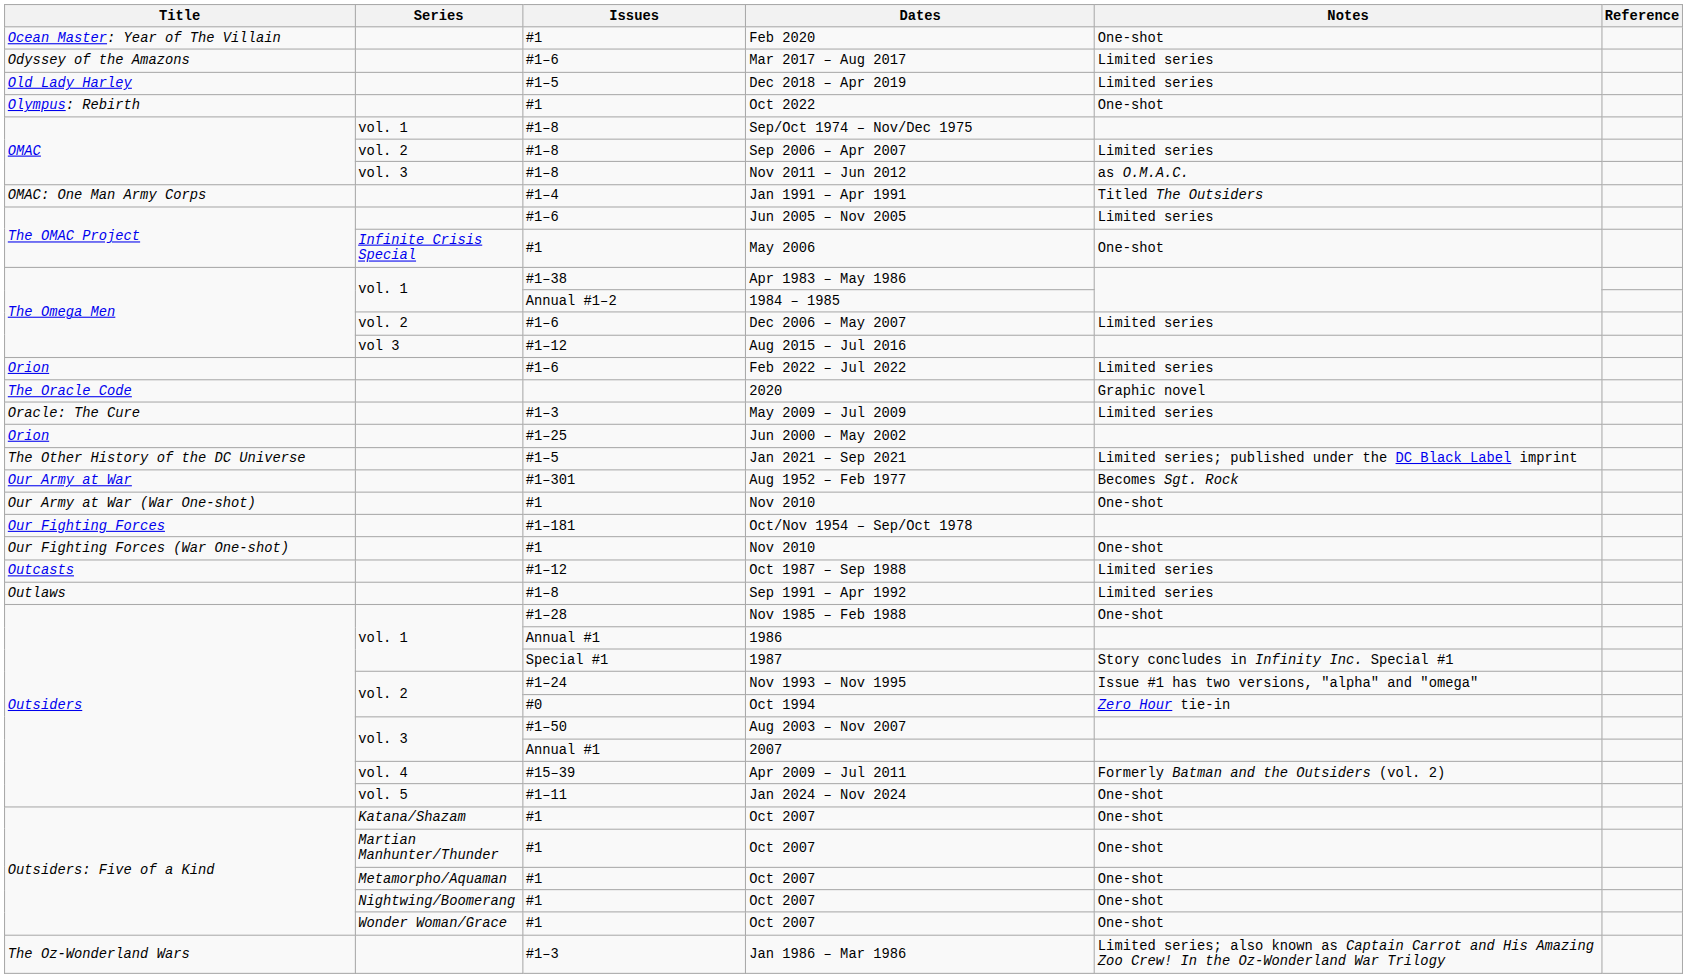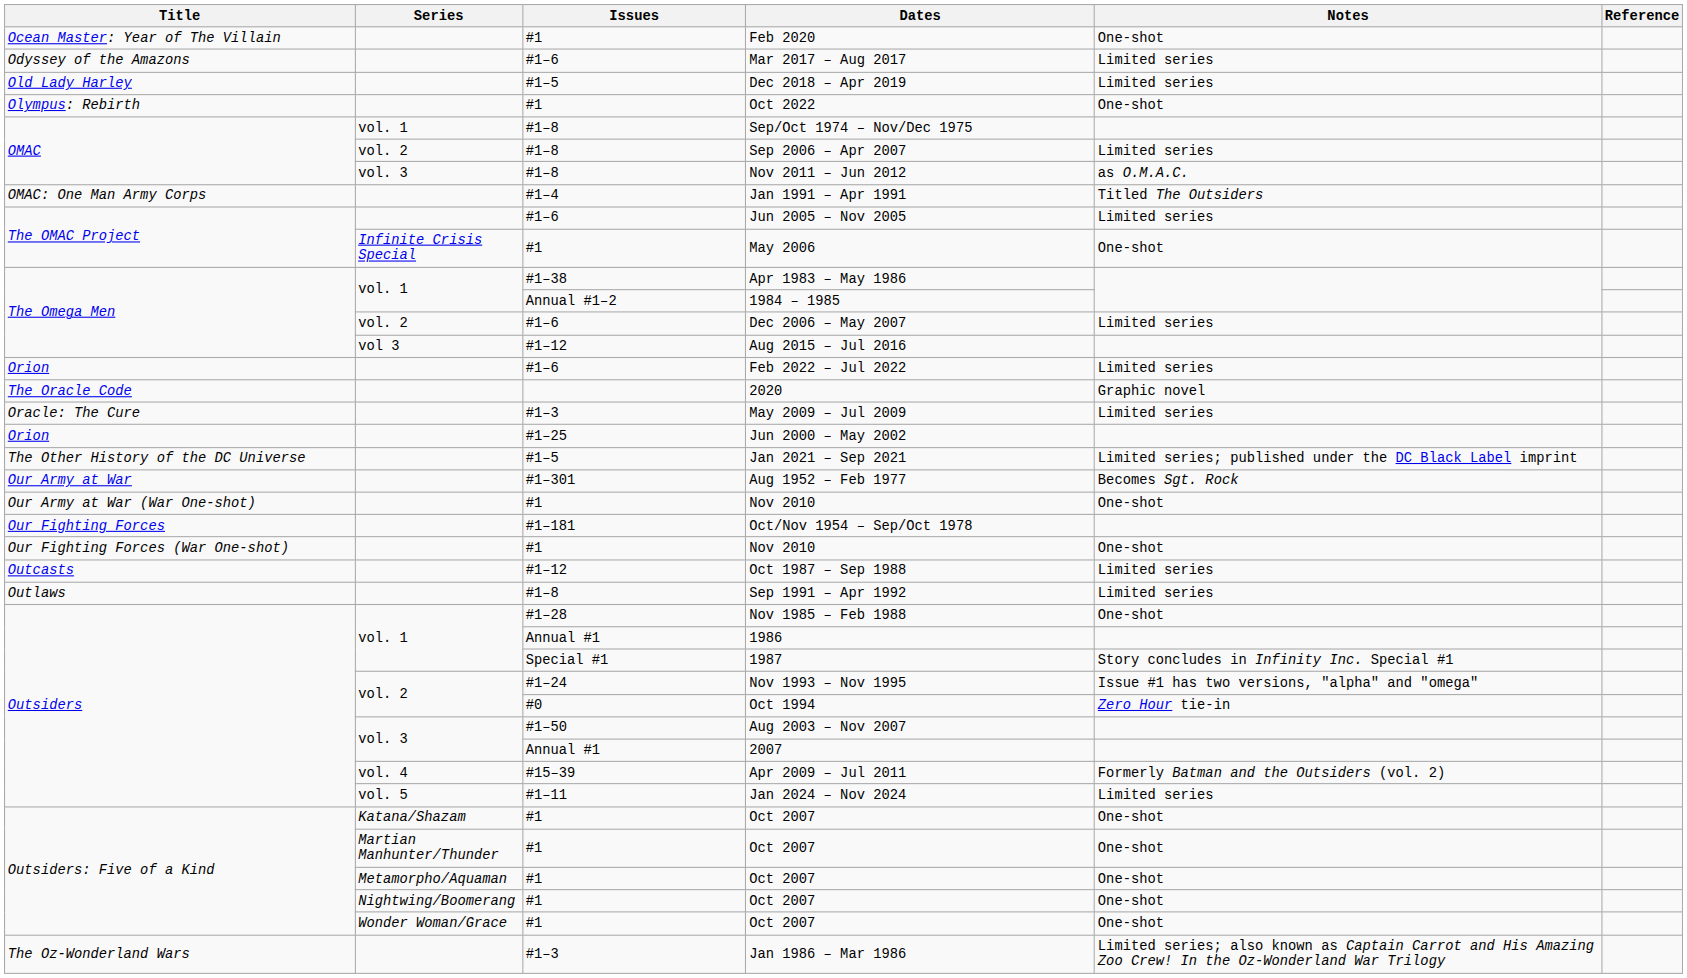(1131, 795) One-shot -> (1156, 795) Limited series
